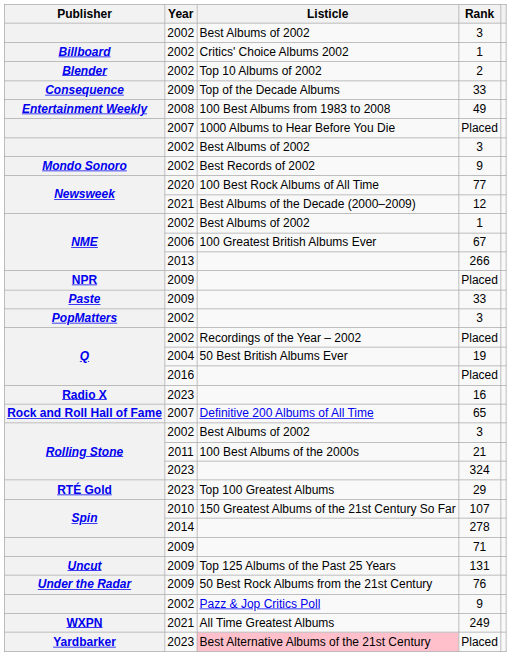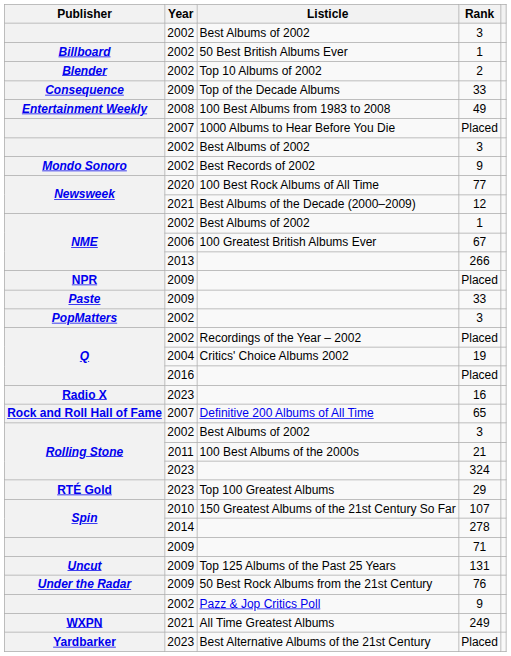(274, 52) Critics' Choice Albums 2002 -> (274, 52) 50 Best British Albums Ever
(274, 356) 50 Best British Albums Ever -> (274, 356) Critics' Choice Albums 2002
(315, 642) pink background -> (315, 642) no background
